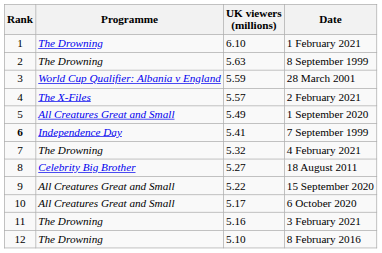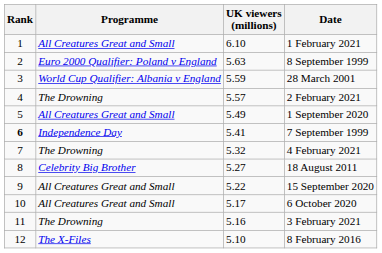(71, 43) The Drowning -> (106, 43) All Creatures Great and Small
(71, 61) The Drowning -> (127, 61) Euro 2000 Qualifier: Poland v England
(65, 97) The X-Files -> (71, 97) The Drowning
(71, 239) The Drowning -> (65, 239) The X-Files
